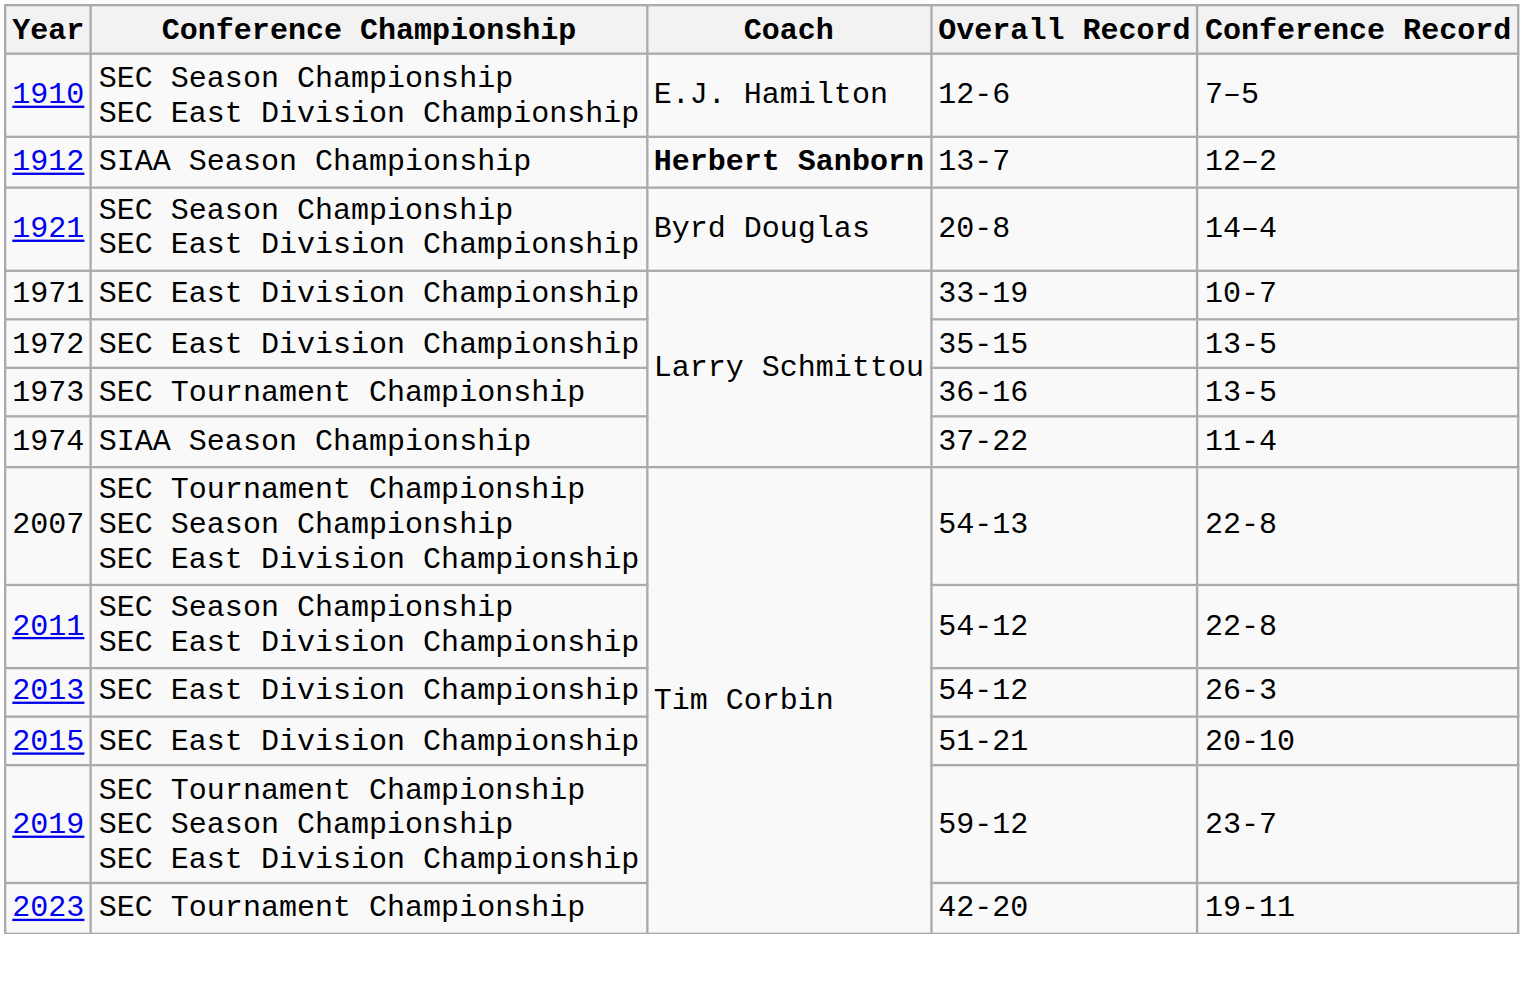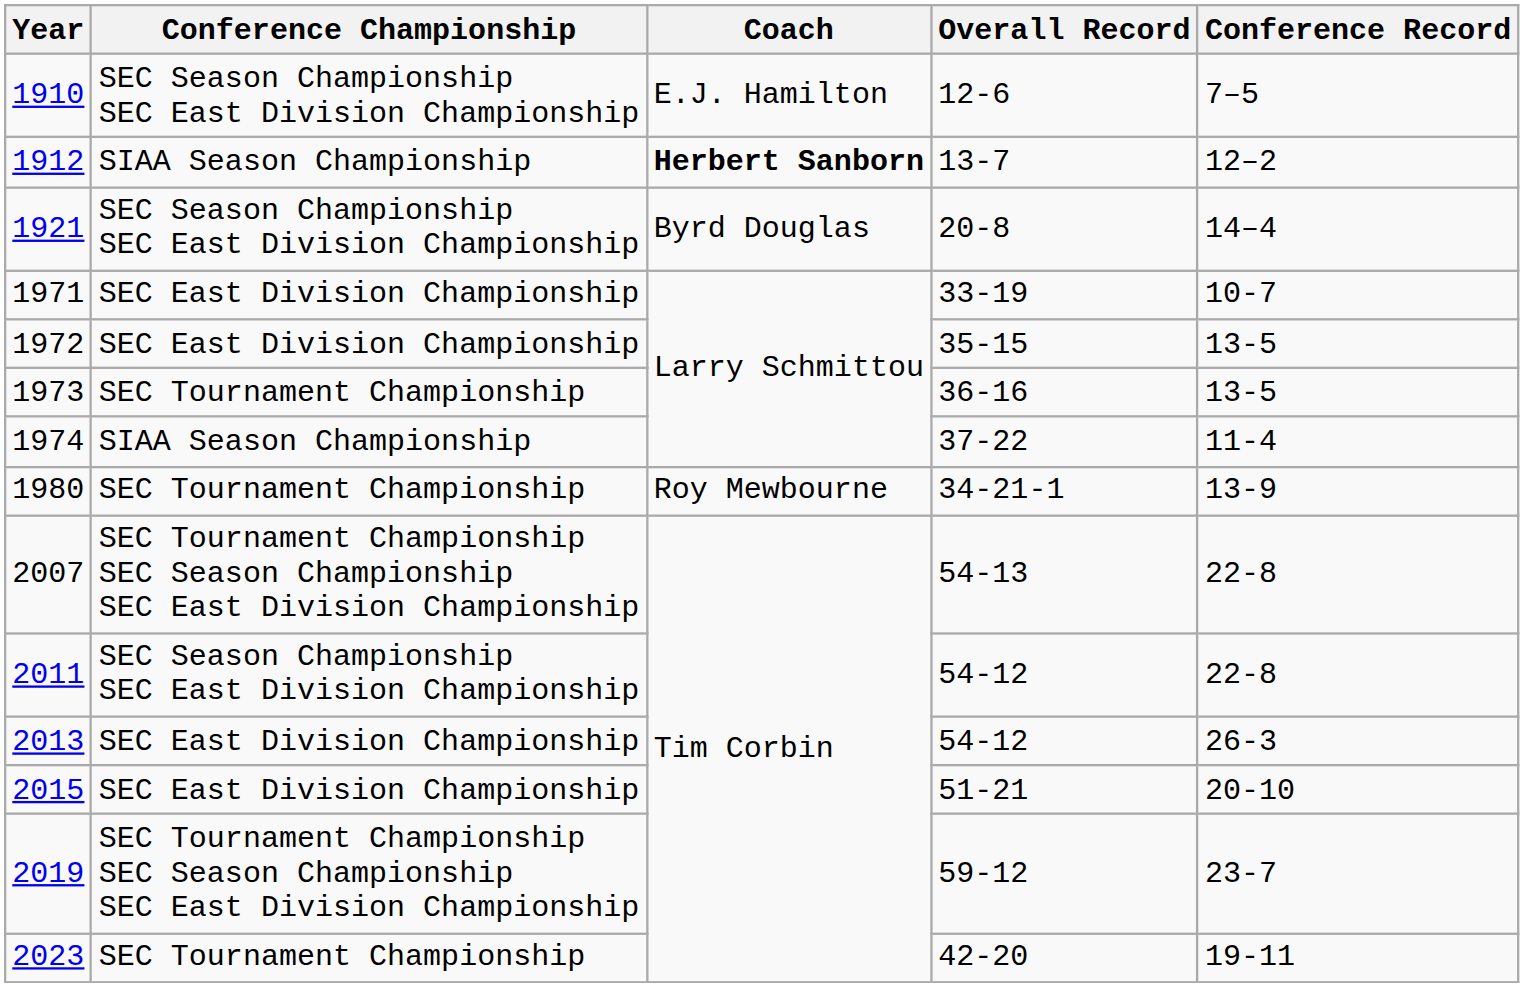+ row: (48, 490)
